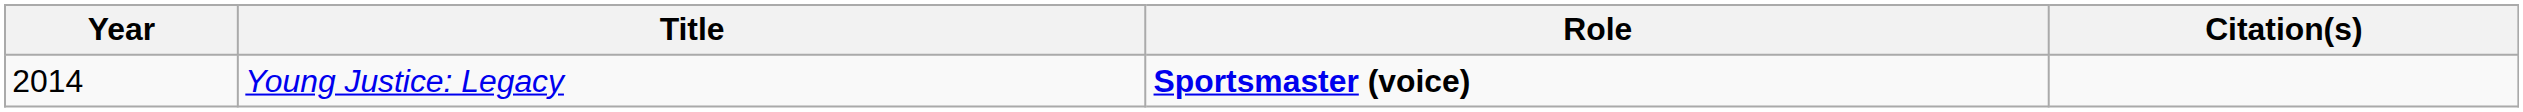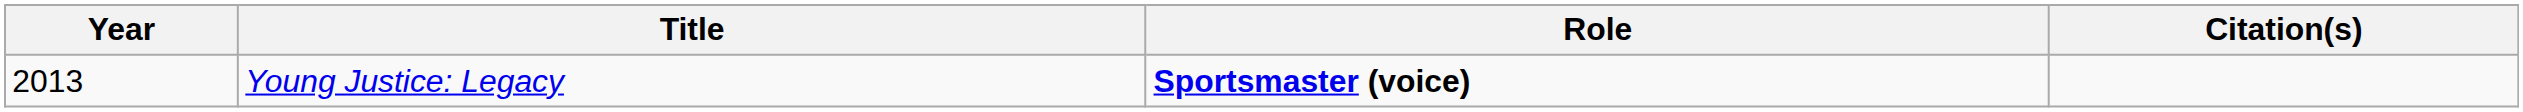(48, 80) 2014 -> (48, 80) 2013
